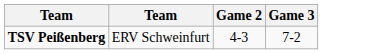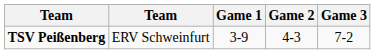+ column: (239, 15)
